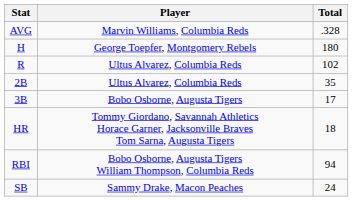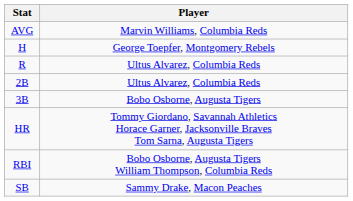- column: (330, 13)
